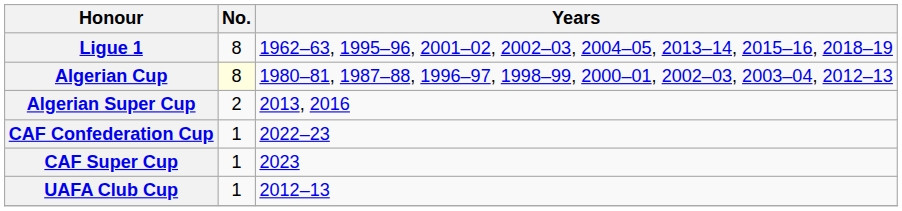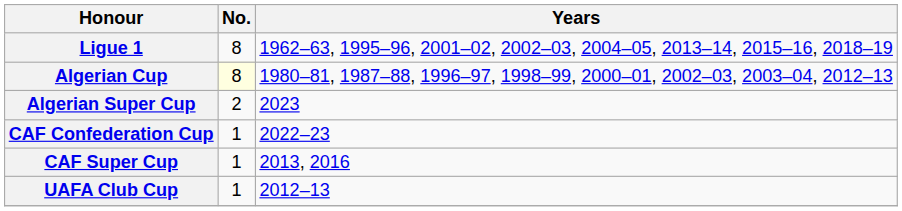(305, 104) 2013, 2016 -> (280, 104) 2023
(280, 162) 2023 -> (305, 162) 2013, 2016
